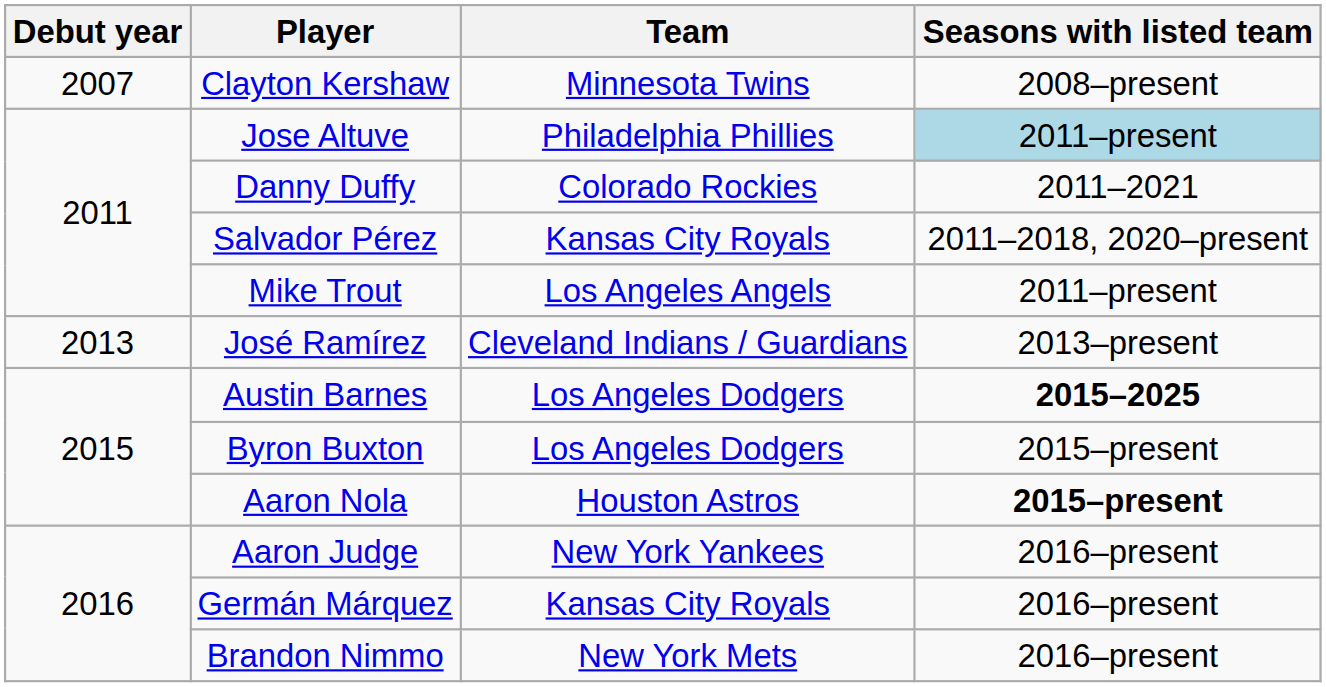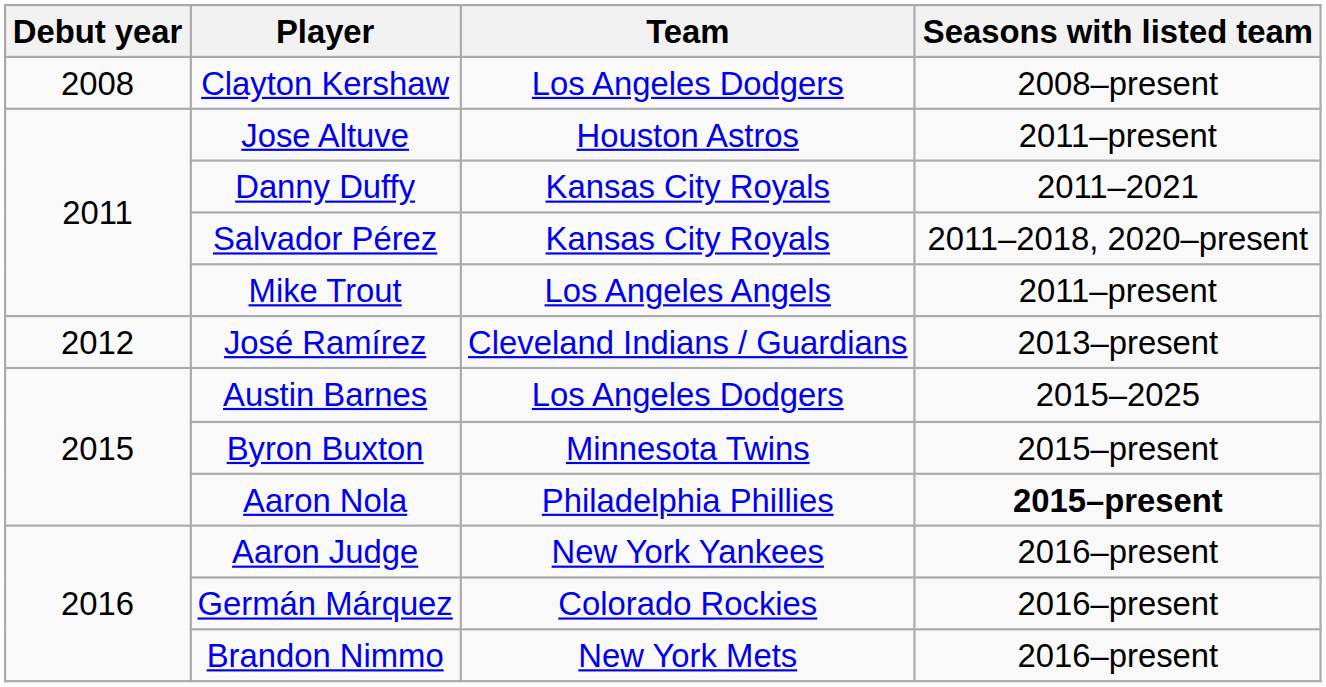(97, 83) 2007 -> (97, 83) 2008
(688, 83) Minnesota Twins -> (688, 83) Los Angeles Dodgers
(688, 135) Philadelphia Phillies -> (688, 135) Houston Astros
(1118, 135) lightblue background -> (1118, 135) no background
(688, 187) Colorado Rockies -> (688, 187) Kansas City Royals
(97, 343) 2013 -> (97, 343) 2012
(1118, 395) bold -> (1118, 395) normal
(688, 447) Los Angeles Dodgers -> (688, 447) Minnesota Twins
(688, 499) Houston Astros -> (688, 499) Philadelphia Phillies
(688, 603) Kansas City Royals -> (688, 603) Colorado Rockies
